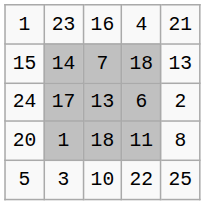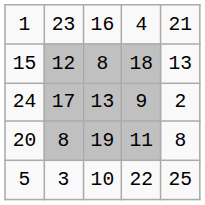(63, 63) 14 -> (63, 63) 12
(102, 63) 7 -> (102, 63) 8
(141, 102) 6 -> (141, 102) 9
(63, 141) 1 -> (63, 141) 8
(102, 141) 18 -> (102, 141) 19
